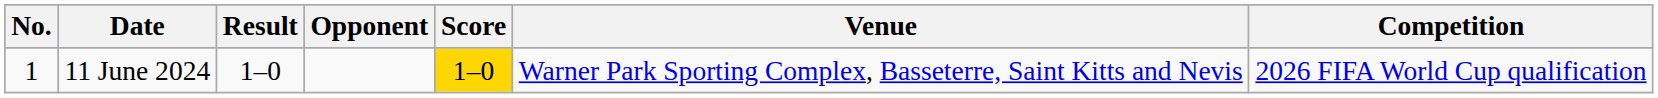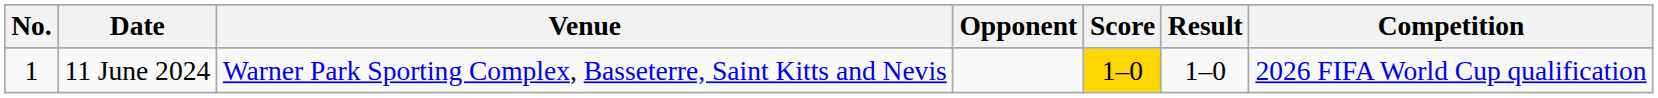columns swapped: (881, 26) <-> (260, 26)
